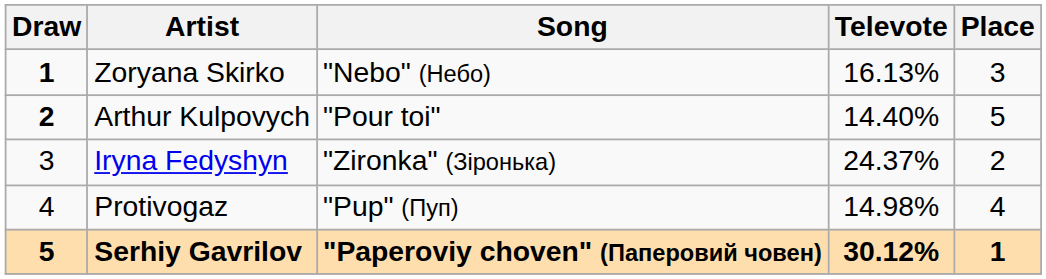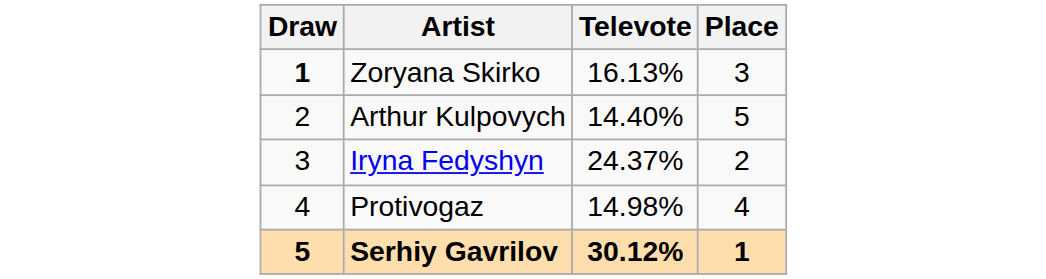- column: (572, 26)
(47, 116) bold -> (303, 116) normal
